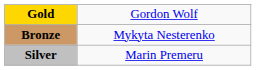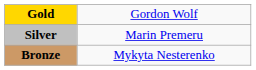rows swapped: (41, 55) <-> (41, 34)
